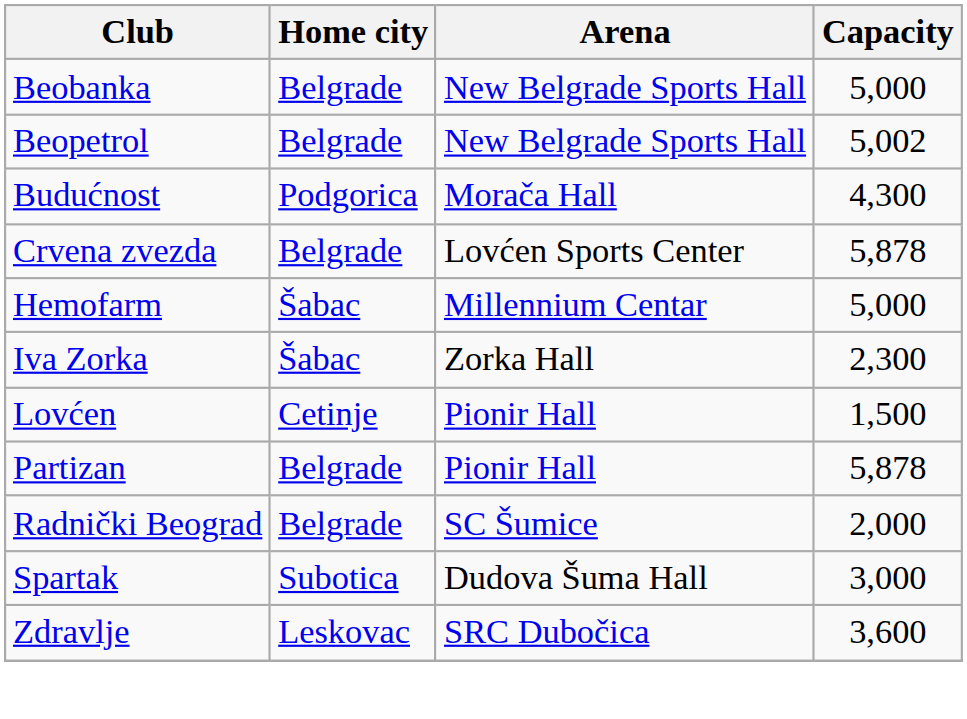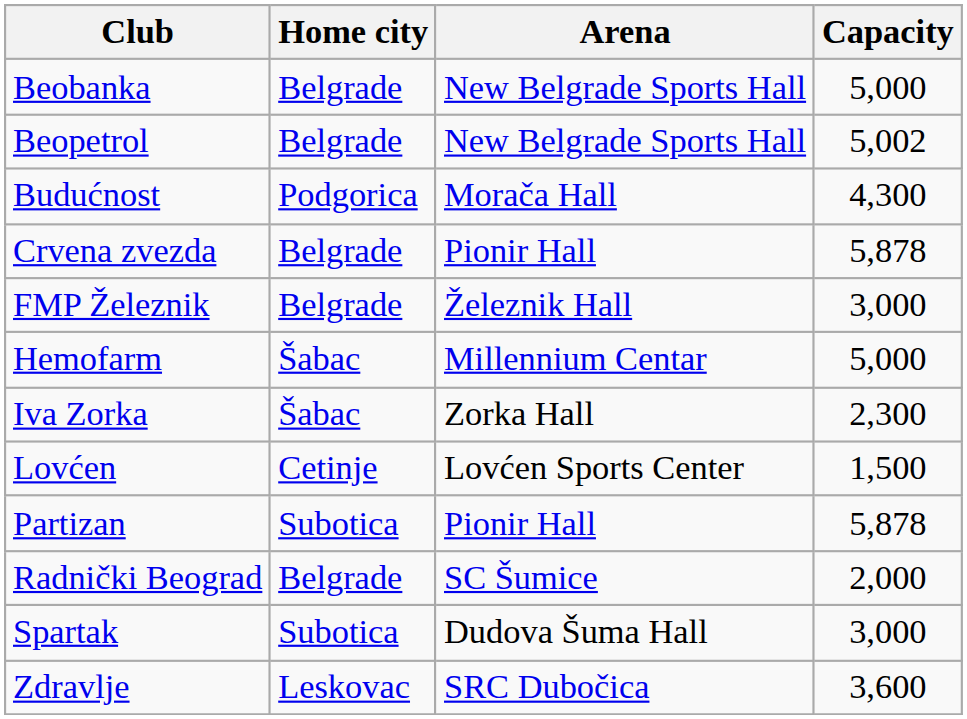(594, 250) Lovćen Sports Center -> (520, 250) Pionir Hall
+ row: (111, 304)
(520, 413) Pionir Hall -> (594, 468) Lovćen Sports Center
(340, 468) Belgrade -> (338, 522) Subotica
